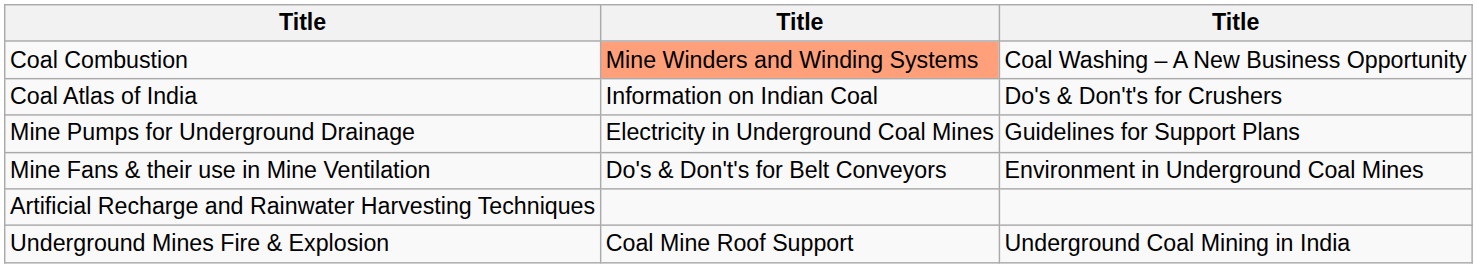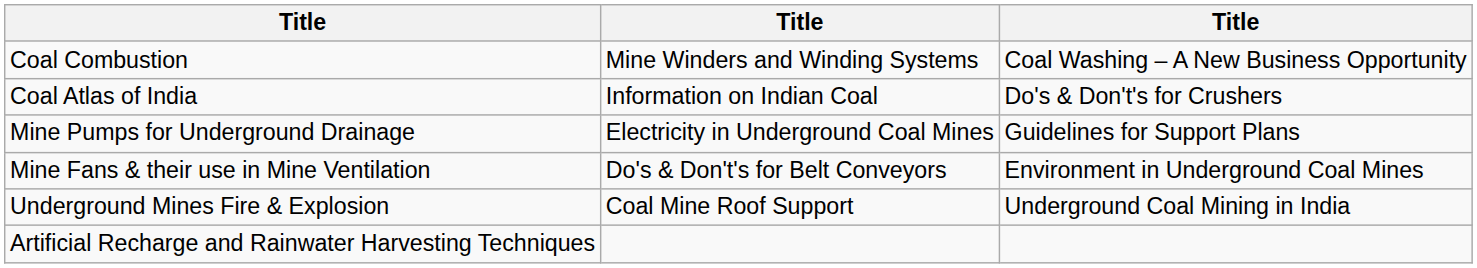(792, 59) lightsalmon background -> (792, 59) no background
rows swapped: (200, 243) <-> (303, 206)
